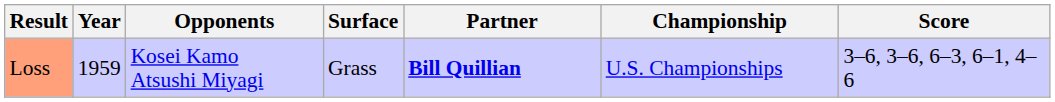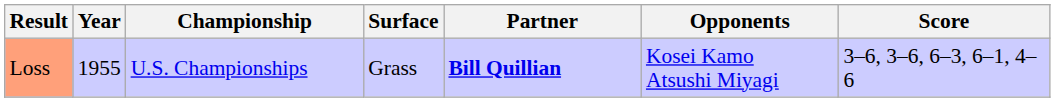columns swapped: (720, 21) <-> (224, 21)
(99, 67) 1959 -> (99, 67) 1955
